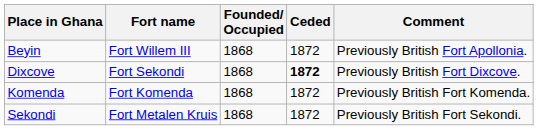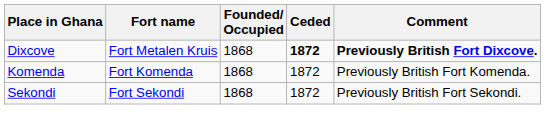- row: (24, 51)
(146, 72) Fort Sekondi -> (163, 51) Fort Metalen Kruis
(429, 72) normal -> (437, 51) bold
(163, 114) Fort Metalen Kruis -> (146, 93) Fort Sekondi
